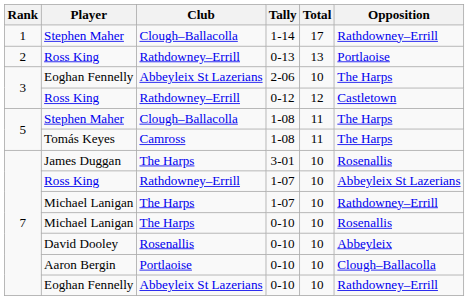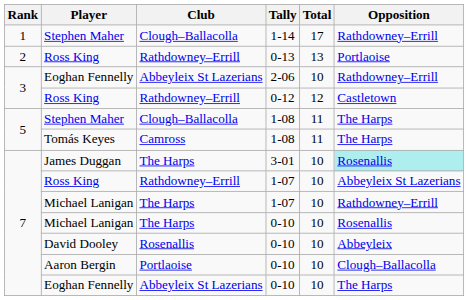(365, 77) The Harps -> (388, 77) Rathdowney–Errill
(365, 160) no background -> (365, 160) paleturquoise background
(388, 285) Rathdowney–Errill -> (365, 285) The Harps
